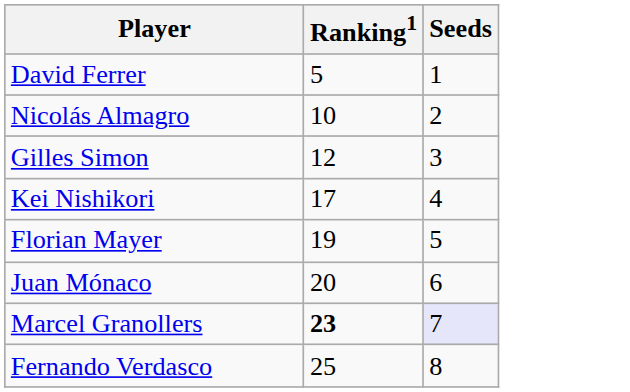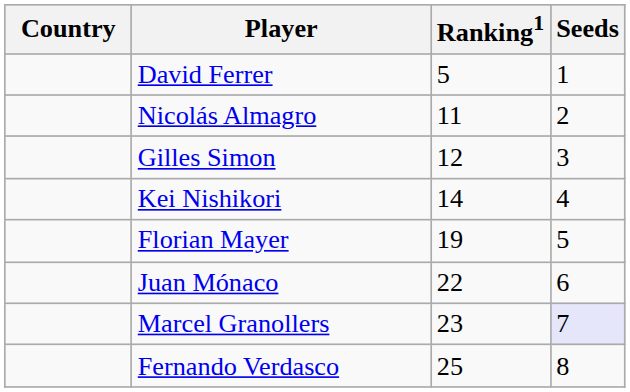+ column: (68, 28)
(323, 115) 10 -> (449, 115) 11
(323, 198) 17 -> (450, 198) 14
(323, 282) 20 -> (450, 282) 22
(323, 323) bold -> (450, 323) normal
